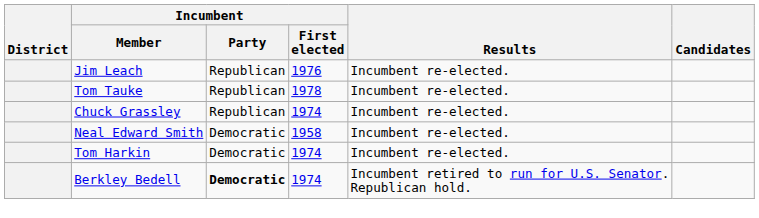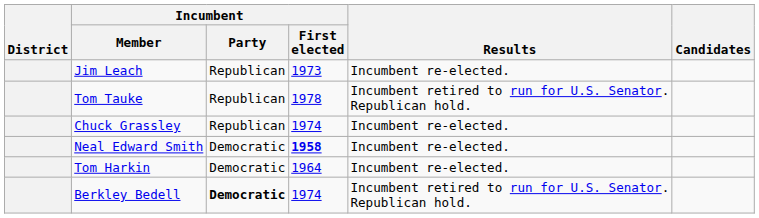(306, 70) 1976 -> (306, 70) 1973
(430, 91) Incumbent re-elected. -> (510, 98) Incumbent retired to run for U.S. Senator. Republican hold.
(306, 132) normal -> (306, 147) bold
(306, 153) 1974 -> (306, 167) 1964
